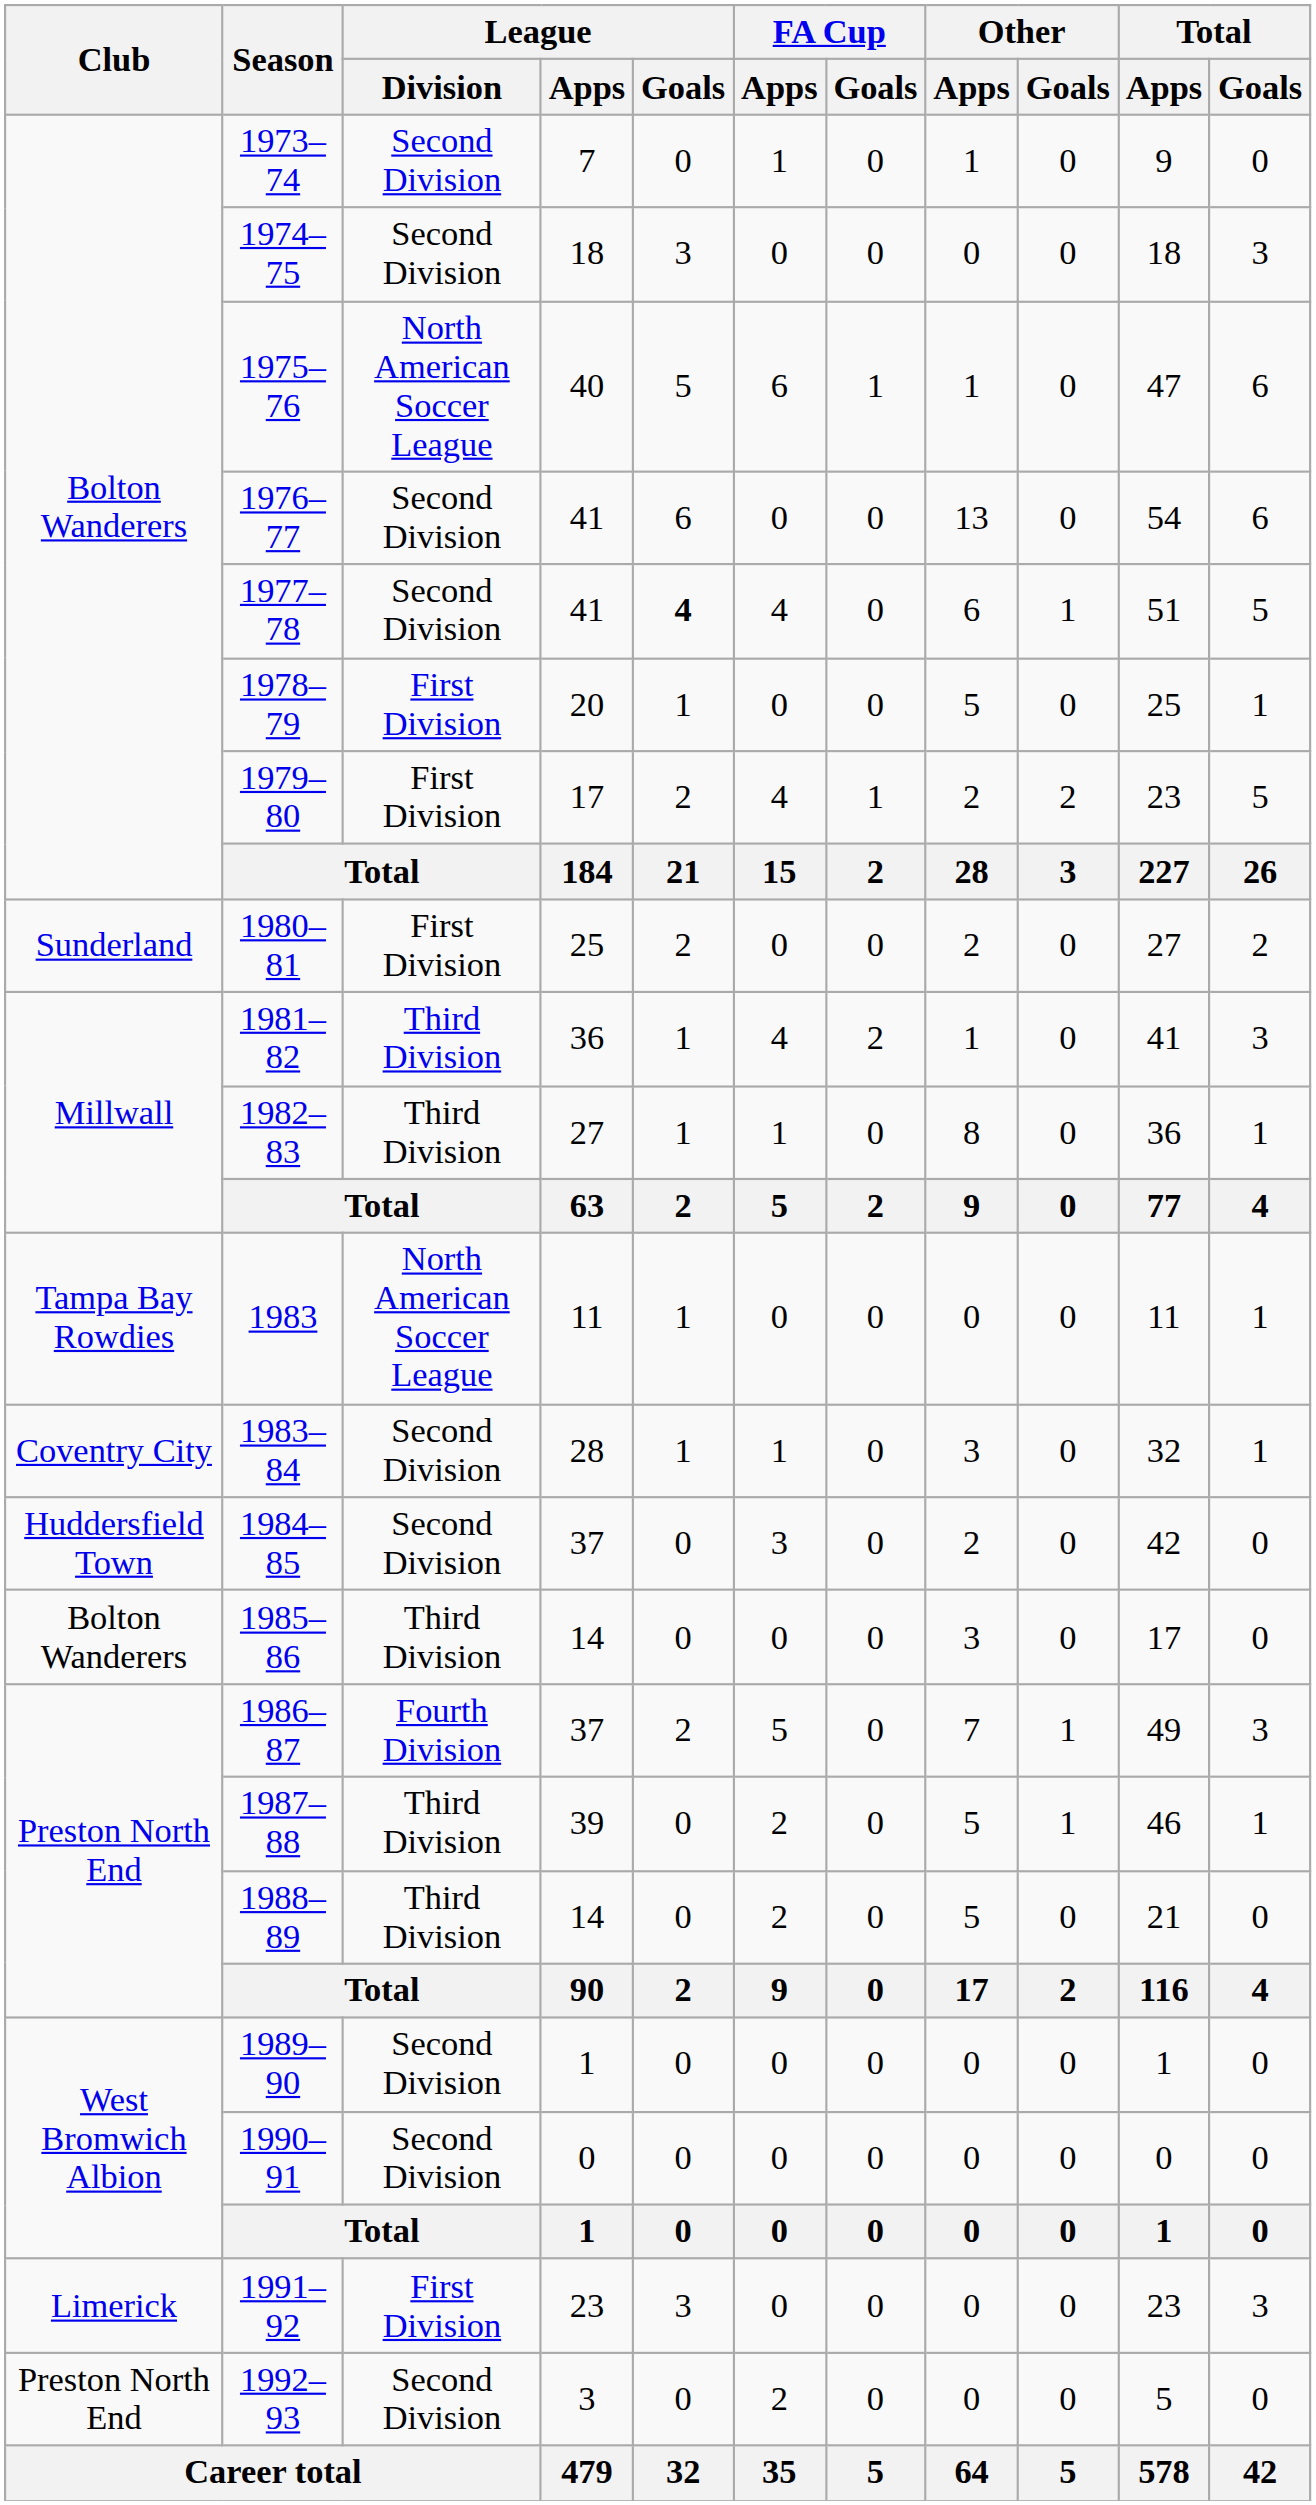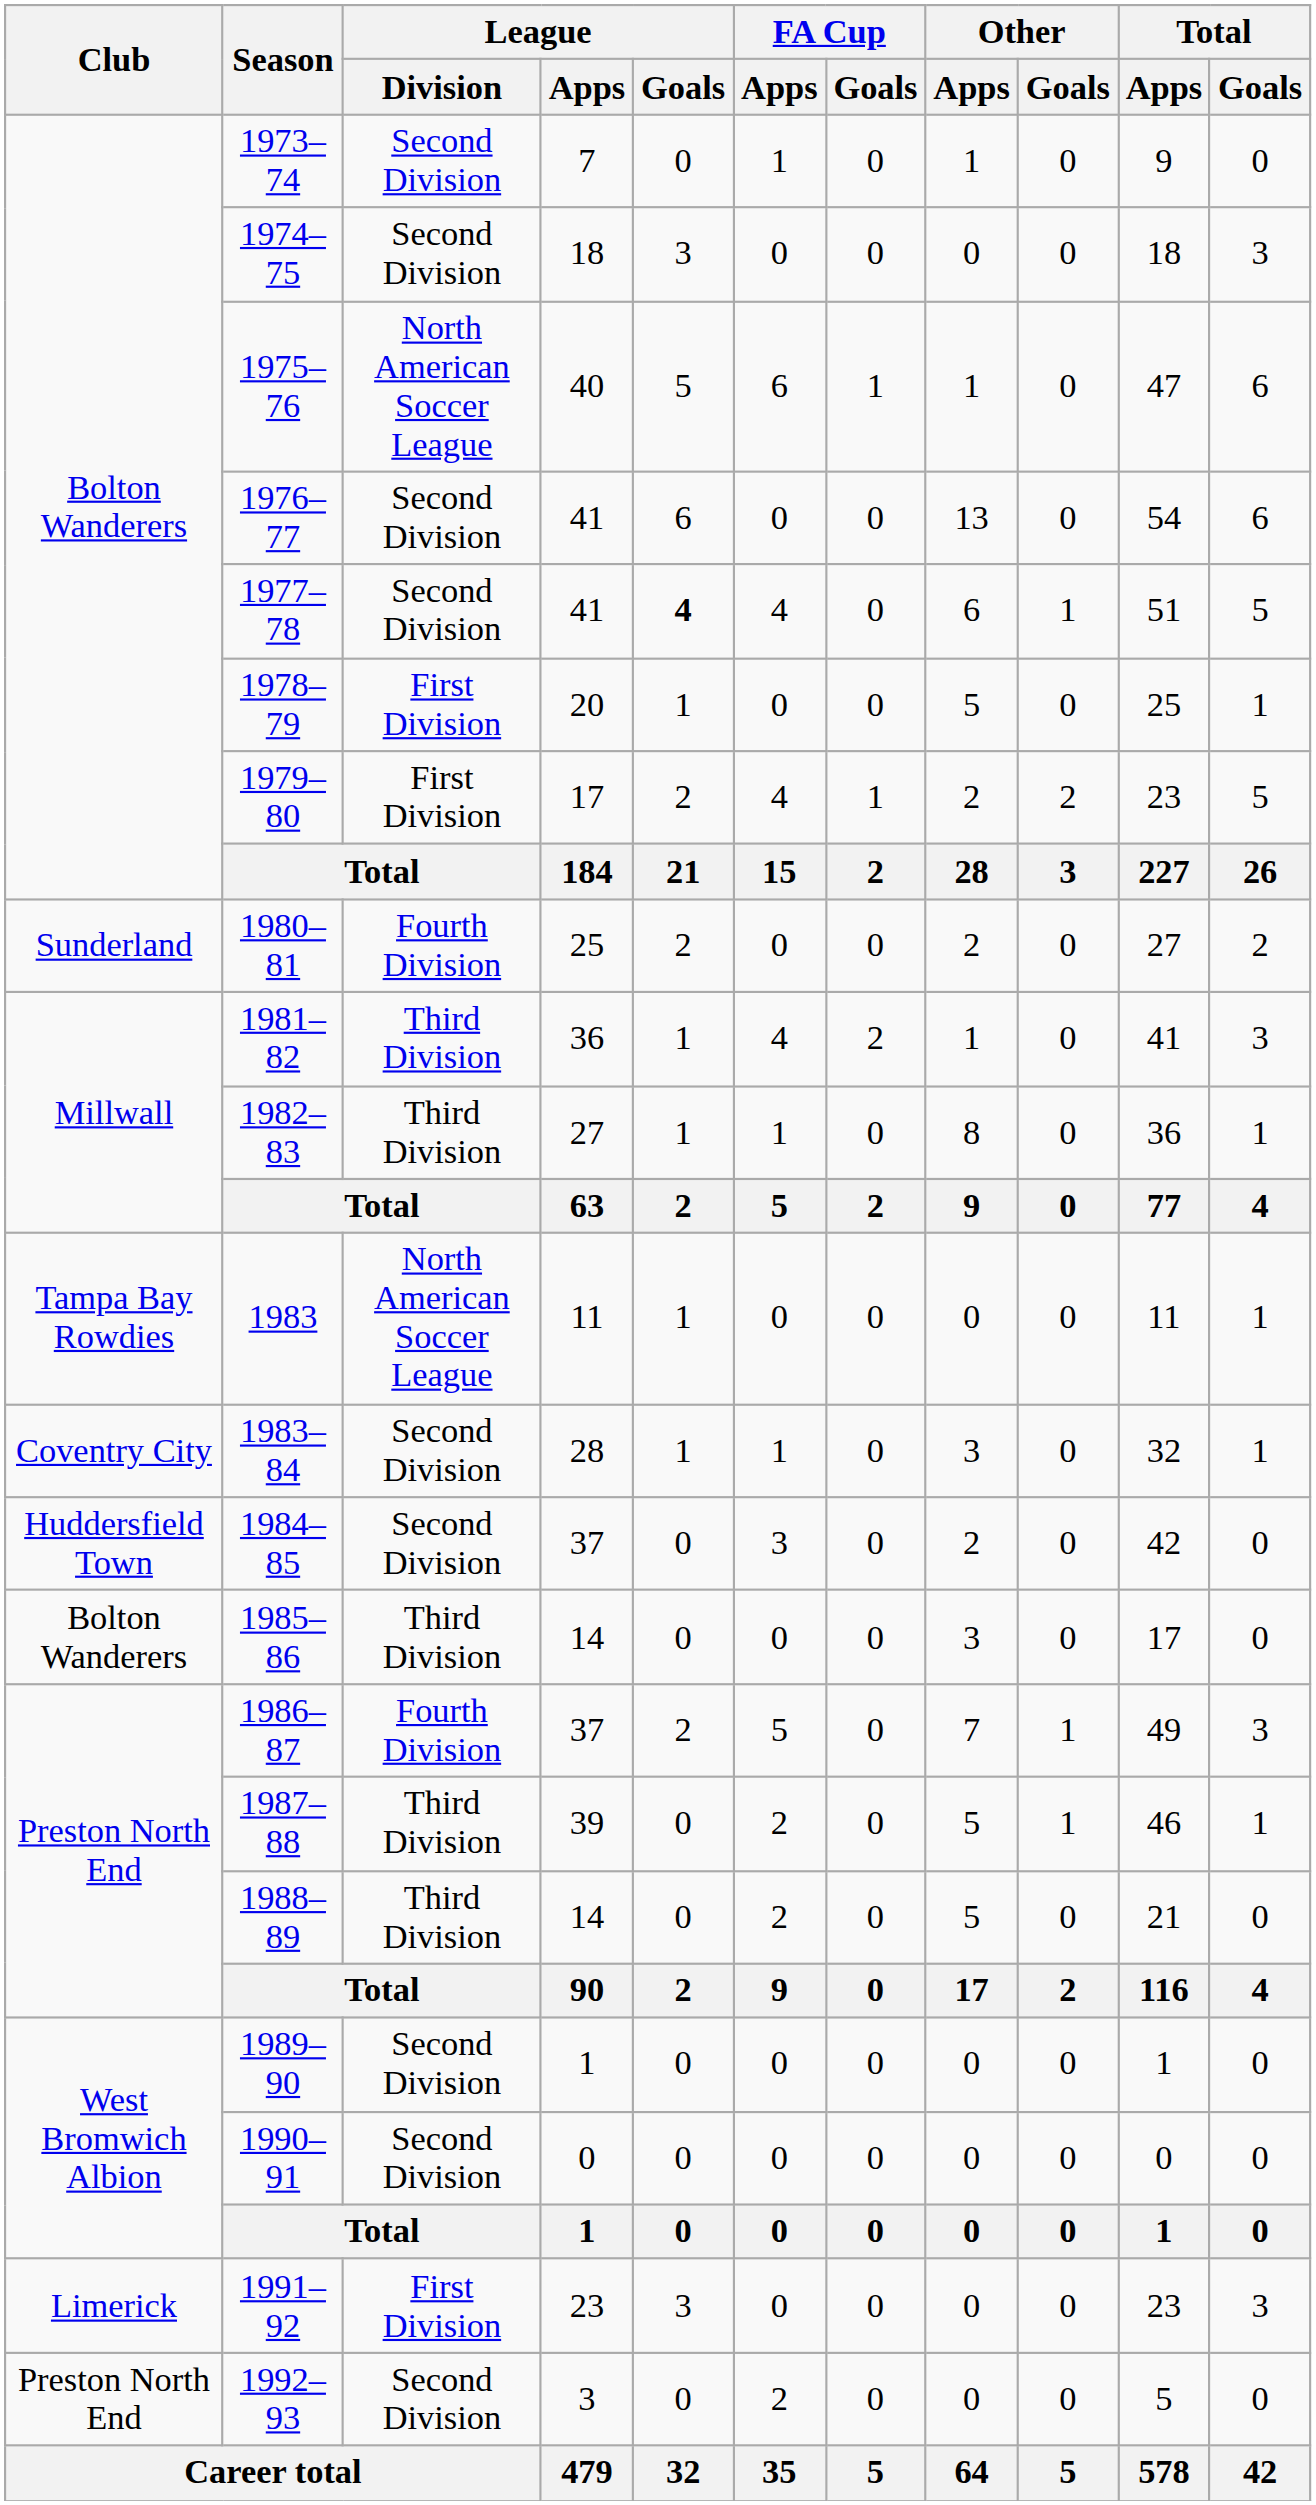(442, 944) First Division -> (442, 944) Fourth Division
